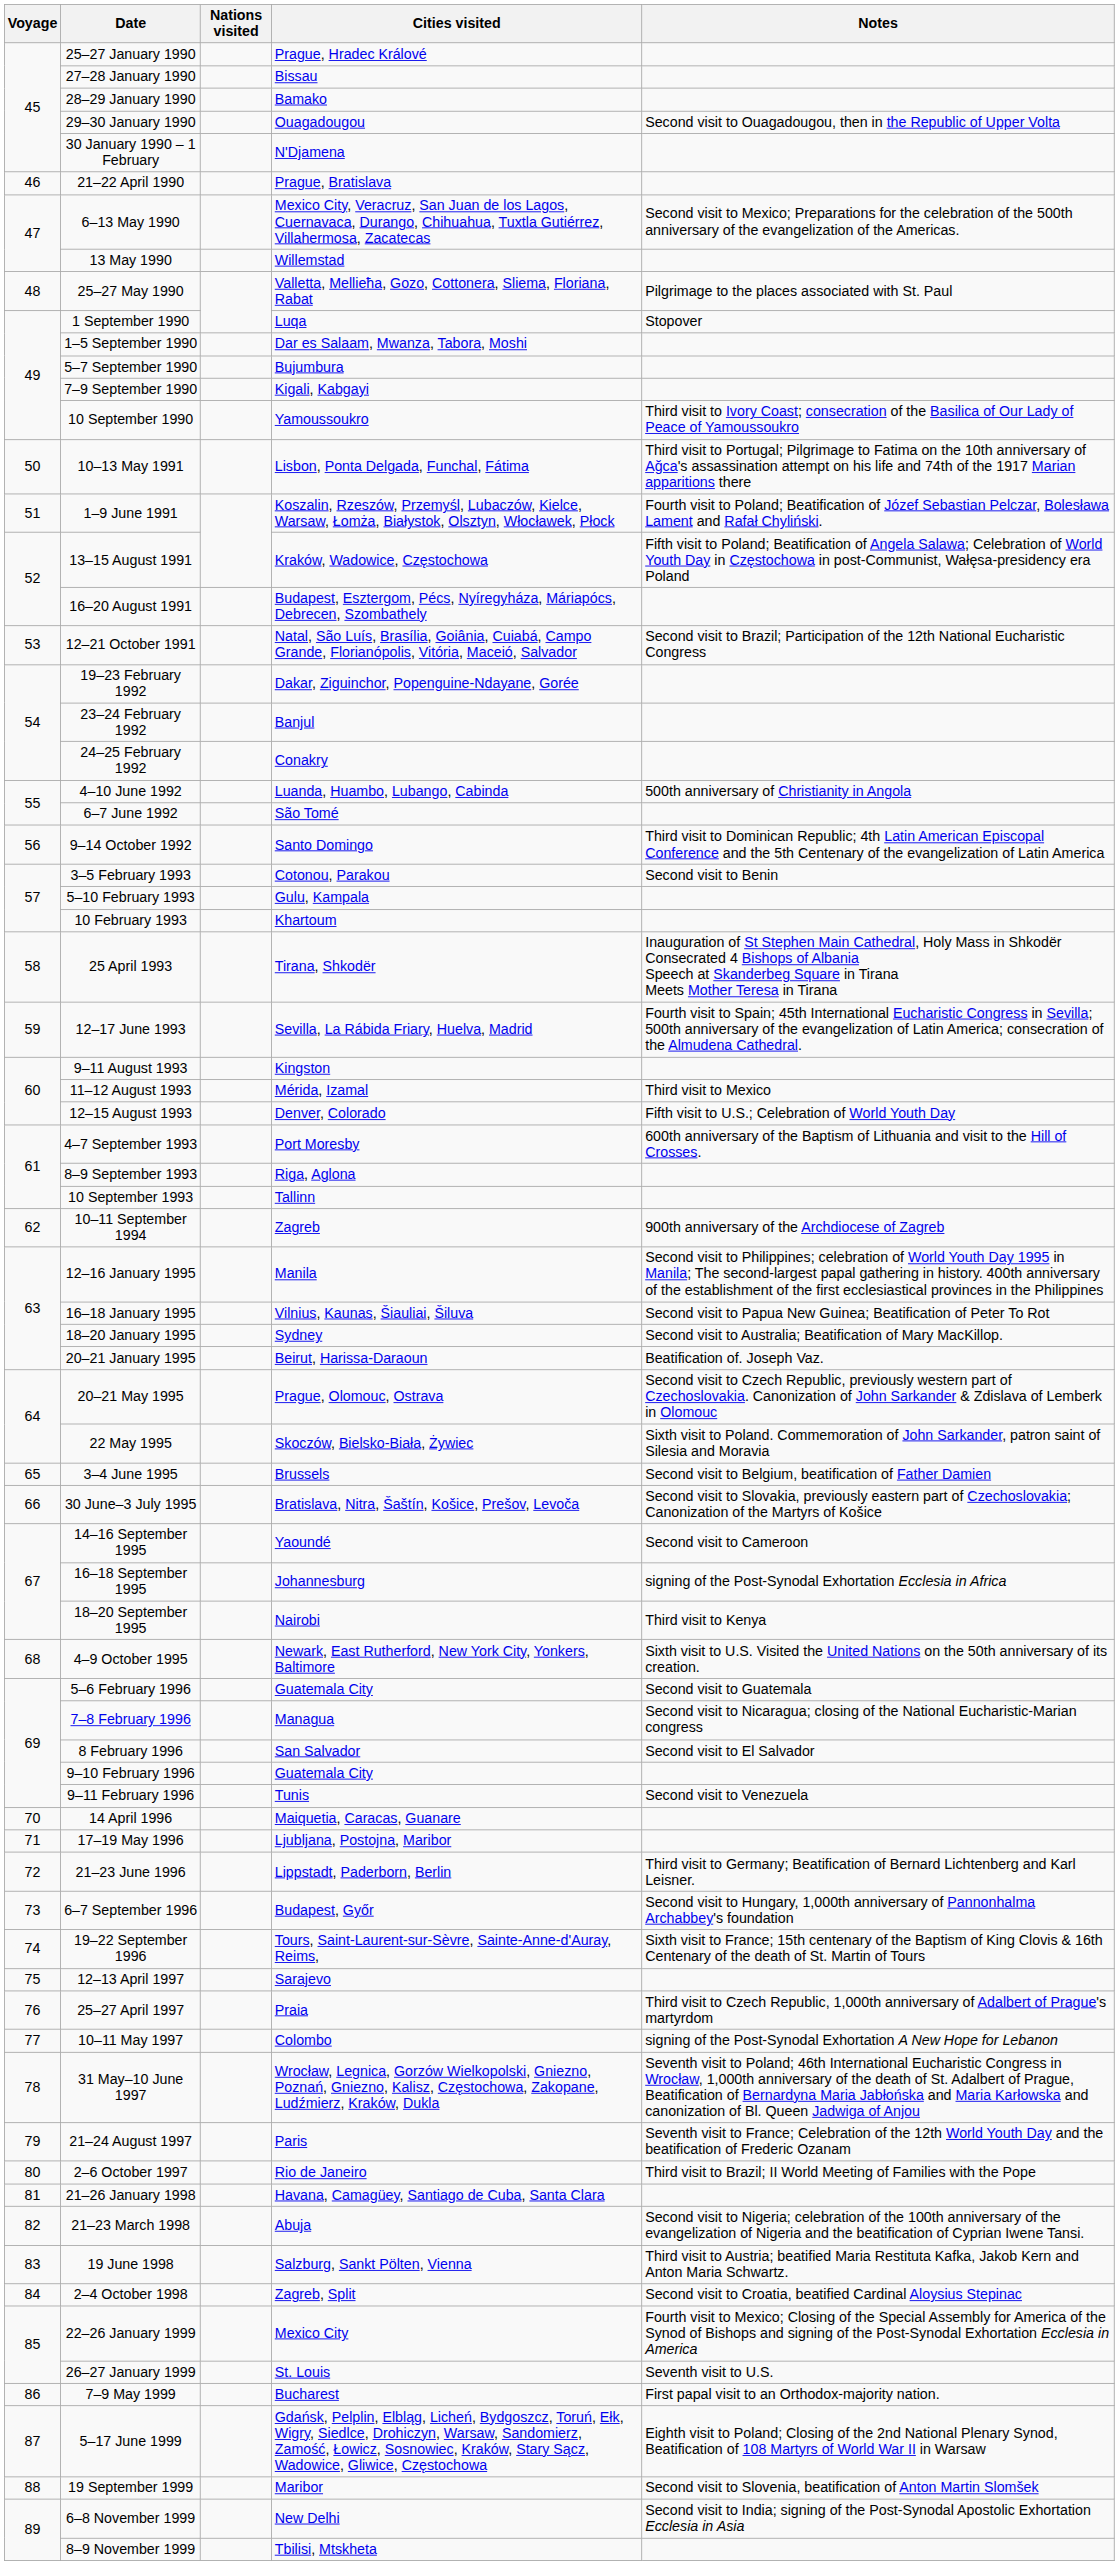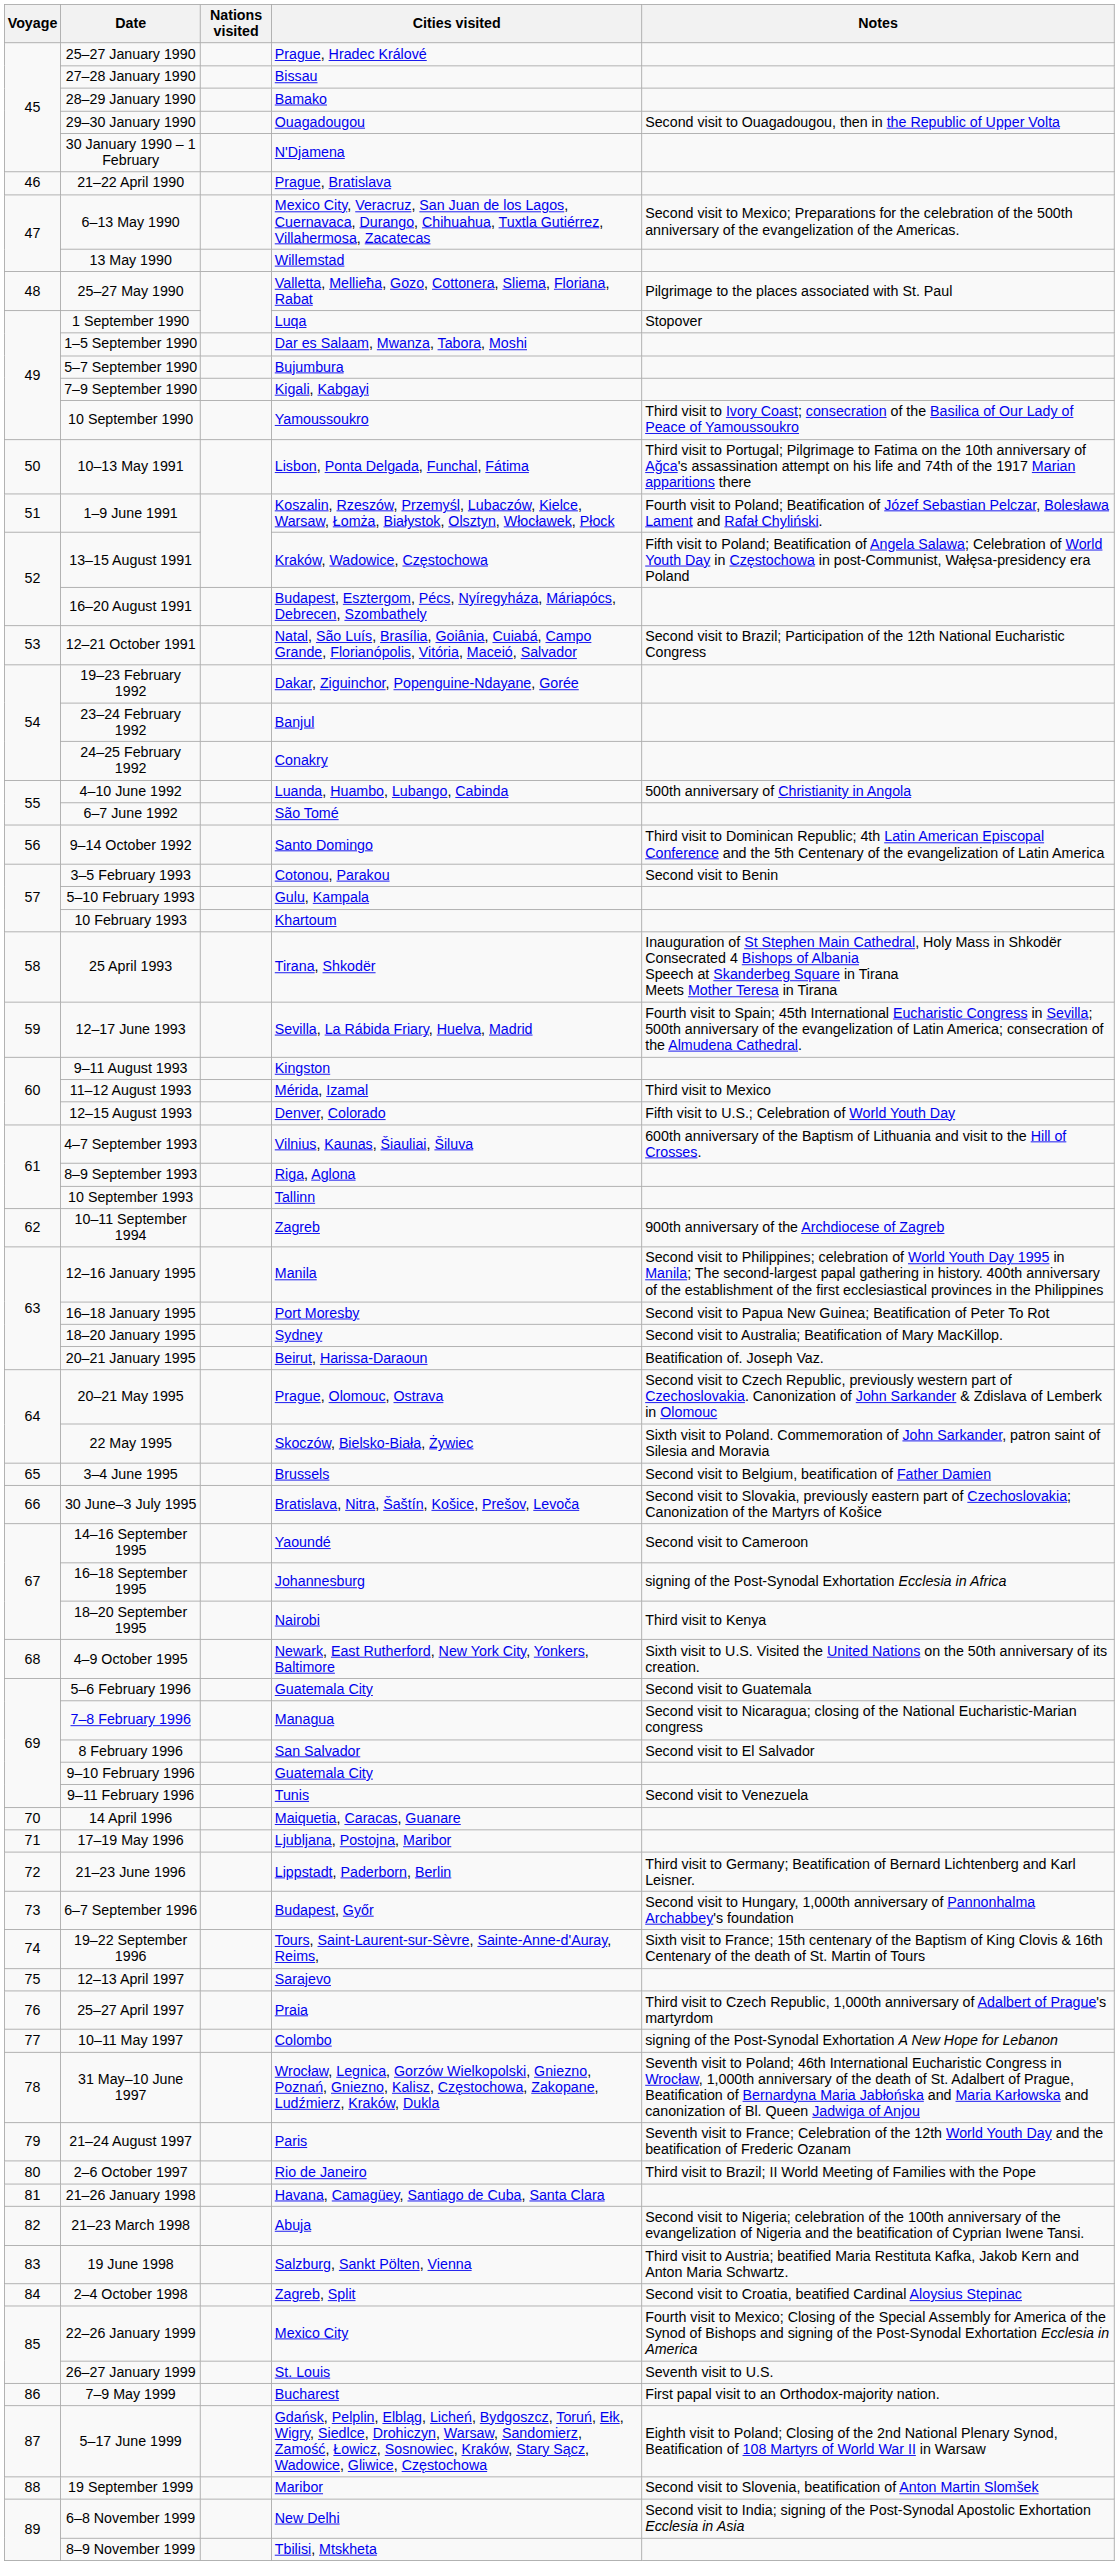(317, 1144) Port Moresby -> (374, 1144) Vilnius, Kaunas, Šiauliai, Šiluva
(374, 1313) Vilnius, Kaunas, Šiauliai, Šiluva -> (317, 1313) Port Moresby
